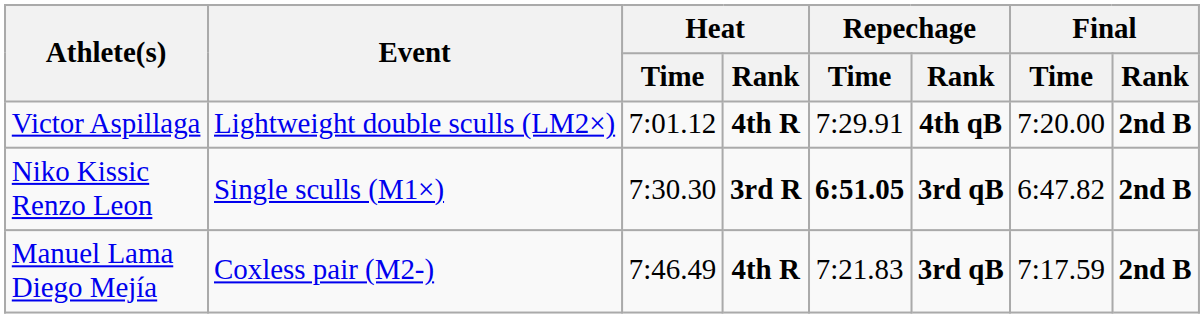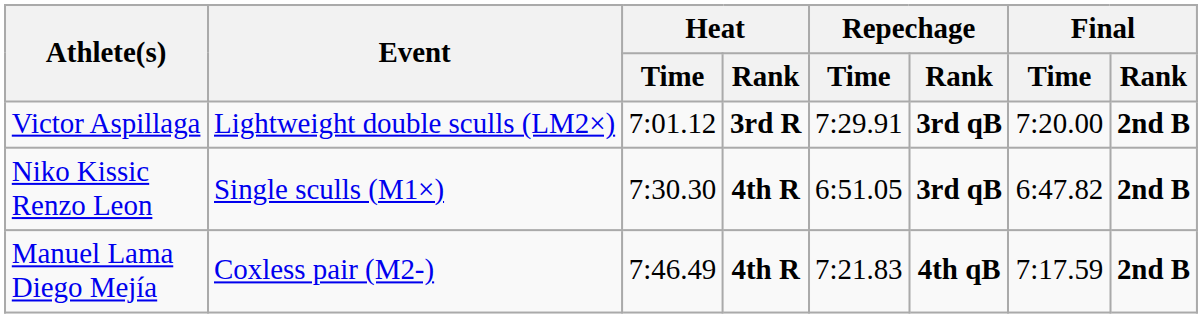(766, 124) 4th R -> (766, 124) 3rd R
(961, 124) 4th qB -> (959, 124) 3rd qB
(766, 189) 3rd R -> (766, 189) 4th R
(860, 189) bold -> (859, 189) normal
(961, 270) 3rd qB -> (959, 270) 4th qB
